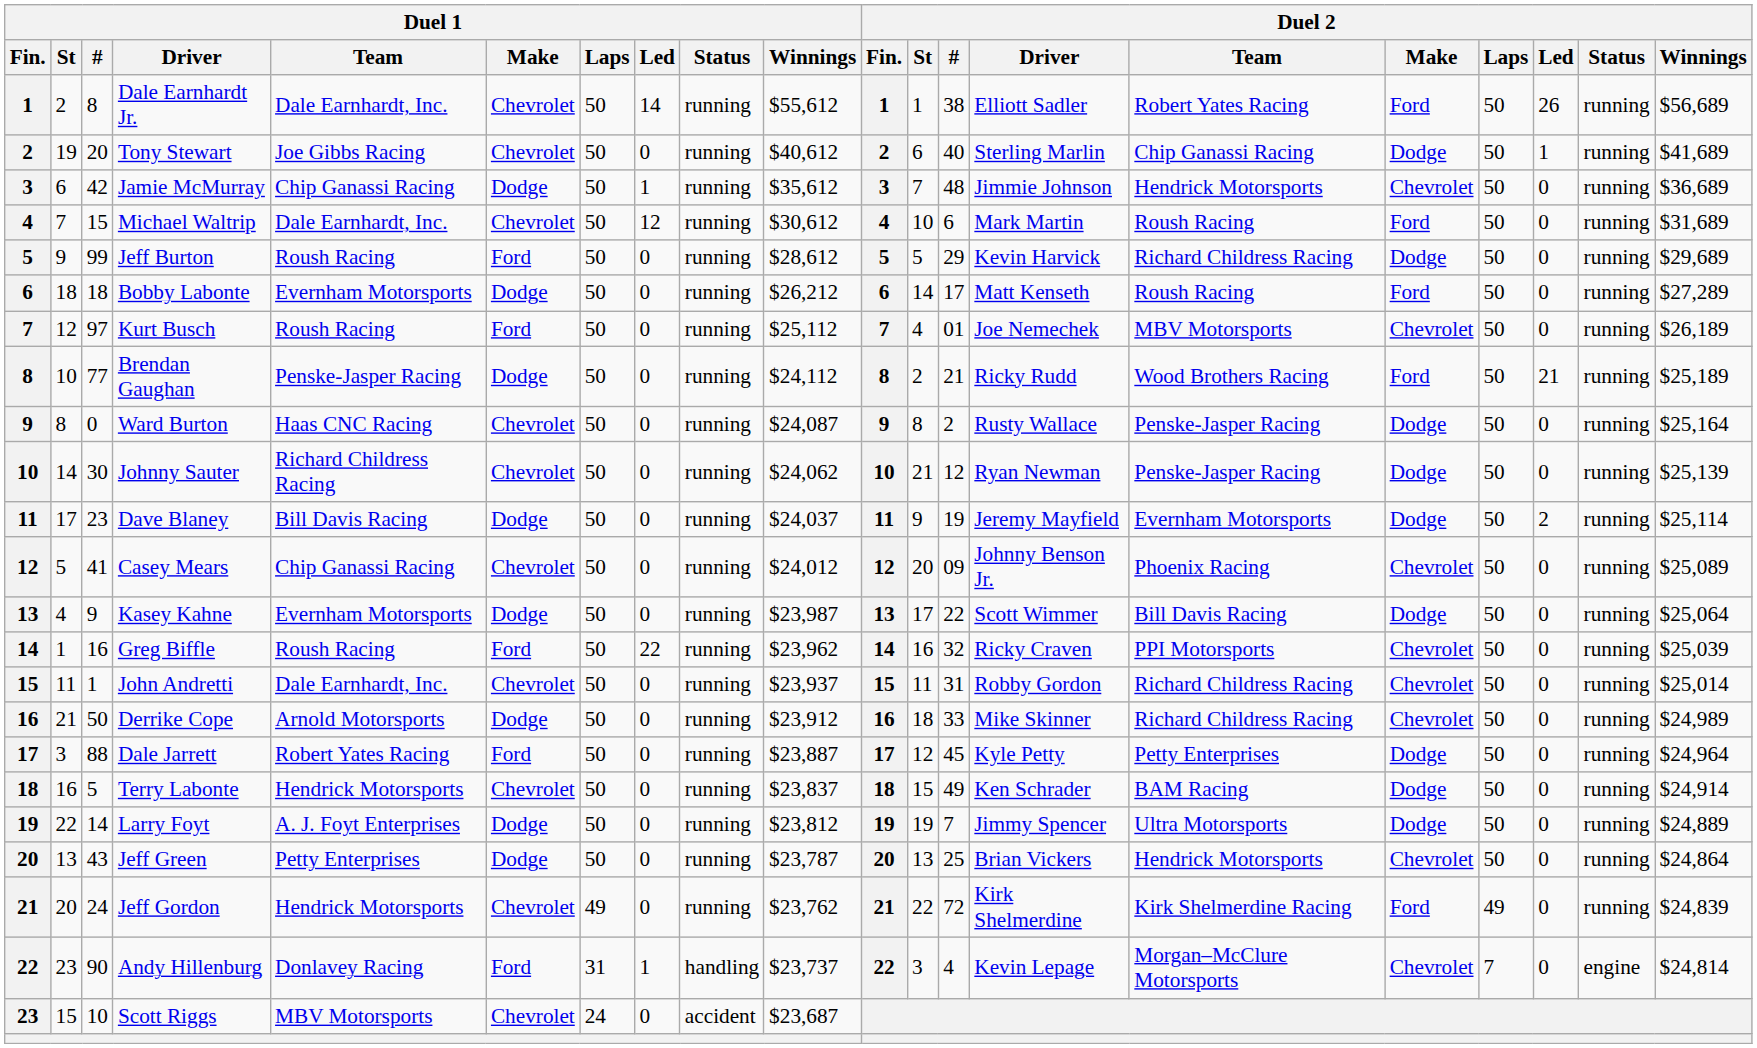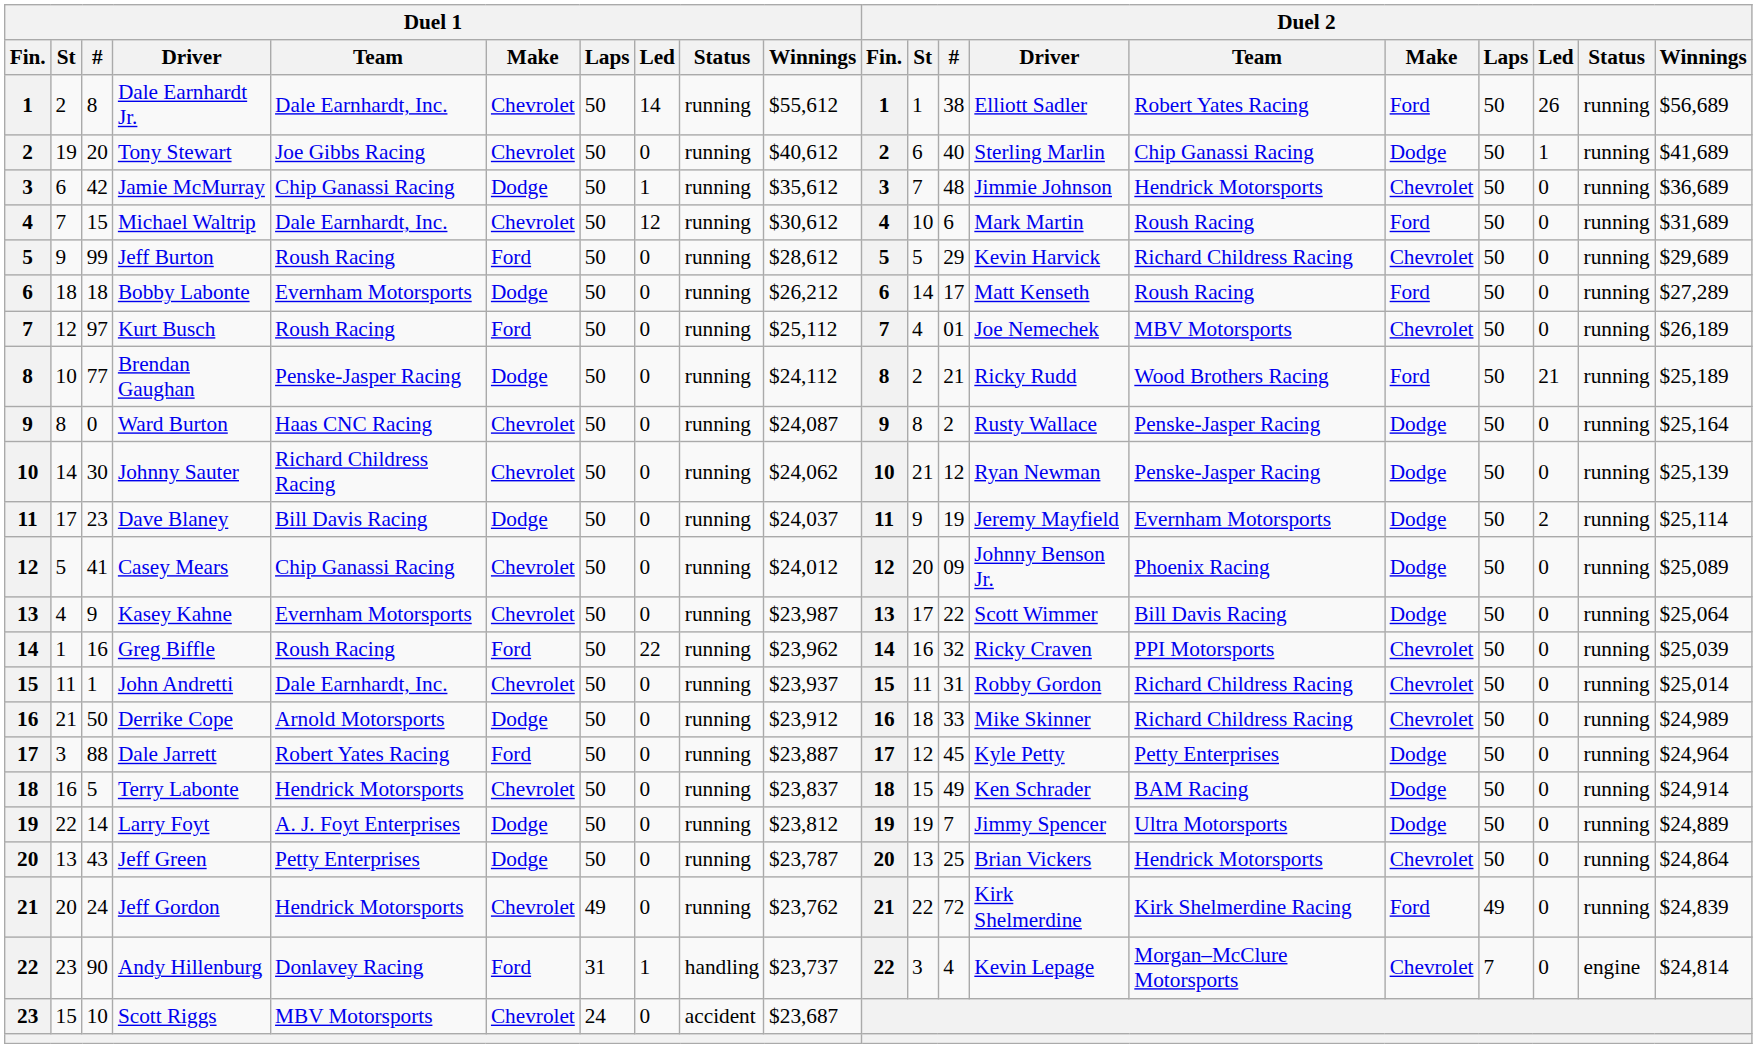(1418, 257) Dodge -> (1432, 257) Chevrolet
(1432, 566) Chevrolet -> (1418, 566) Dodge
(519, 614) Dodge -> (533, 614) Chevrolet
